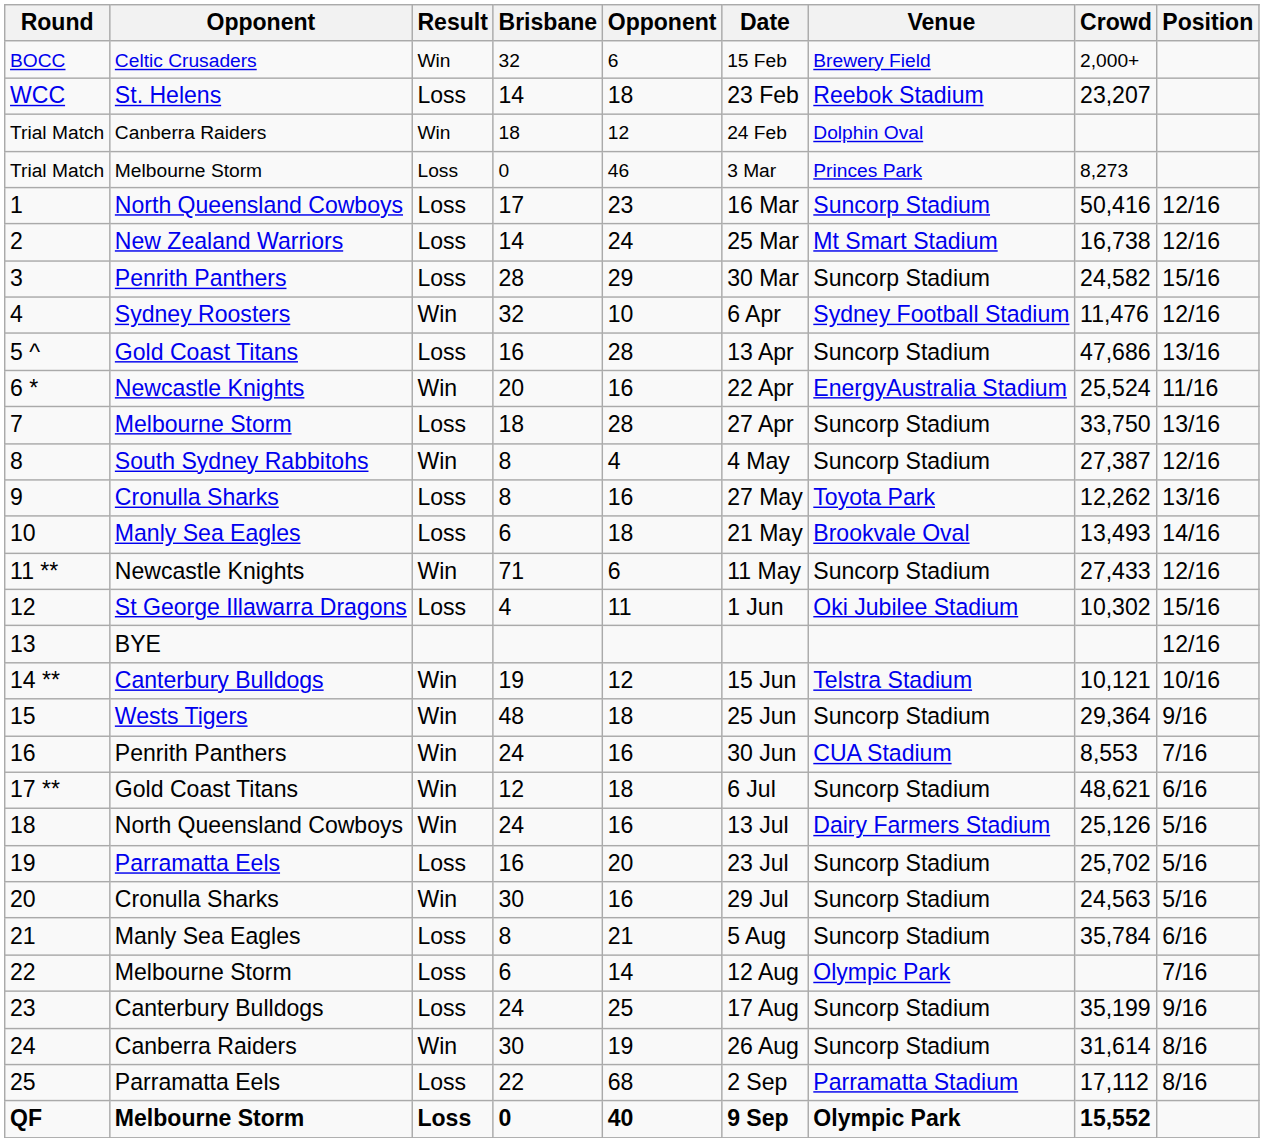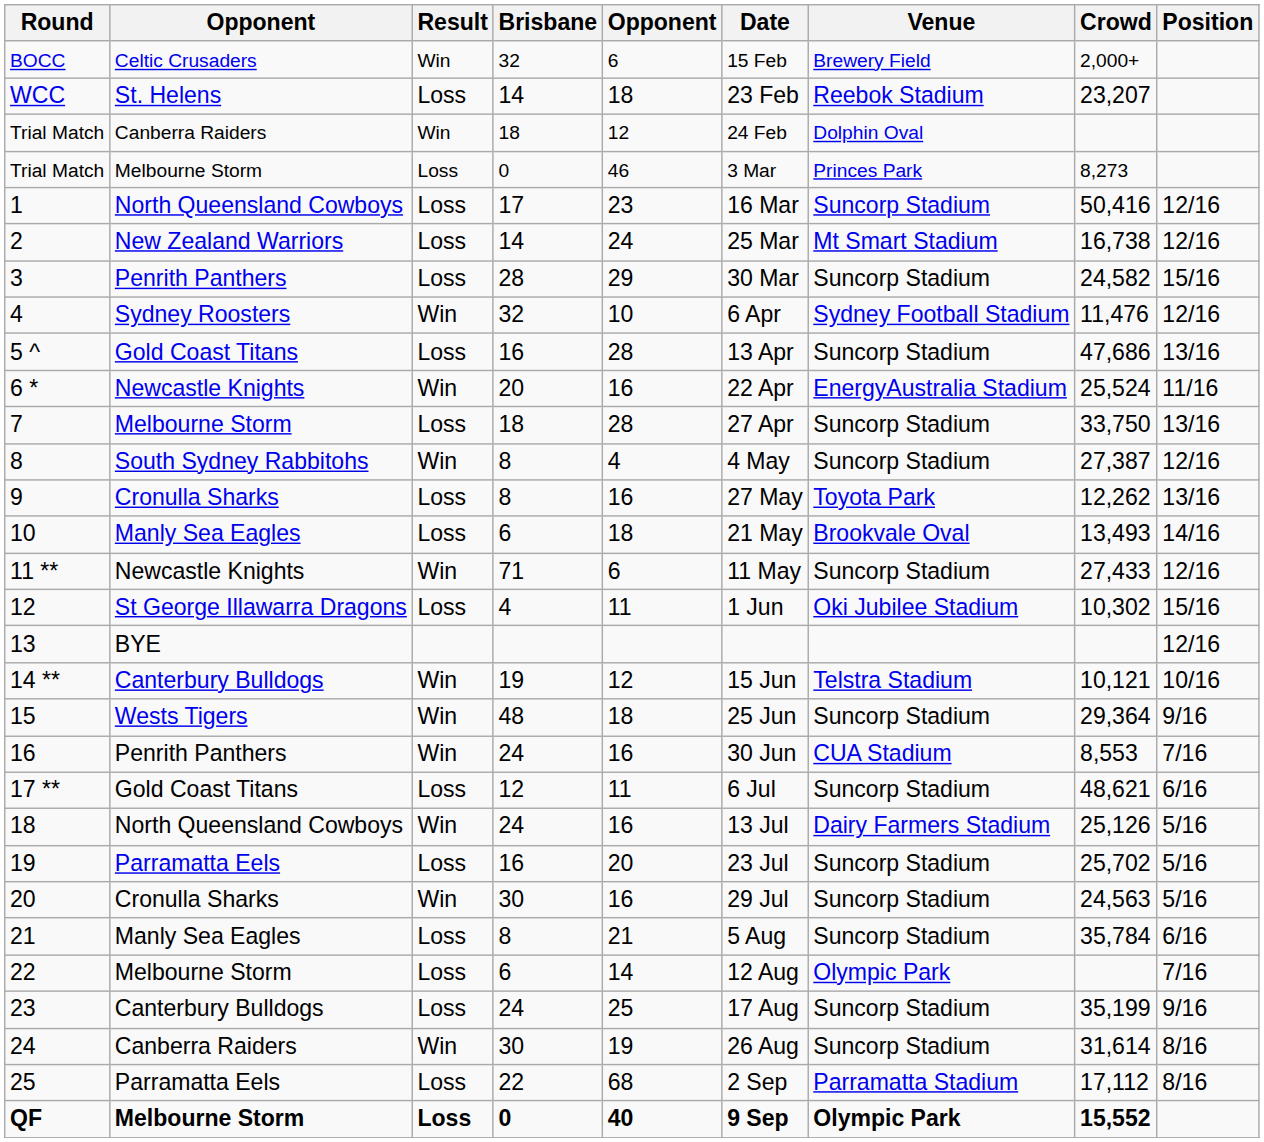(437, 790) Win -> (442, 790) Loss
(621, 790) 18 -> (620, 790) 11
